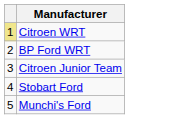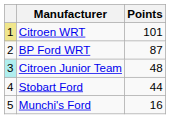+ column: (145, 14)
(10, 69) no background -> (10, 69) paleturquoise background
